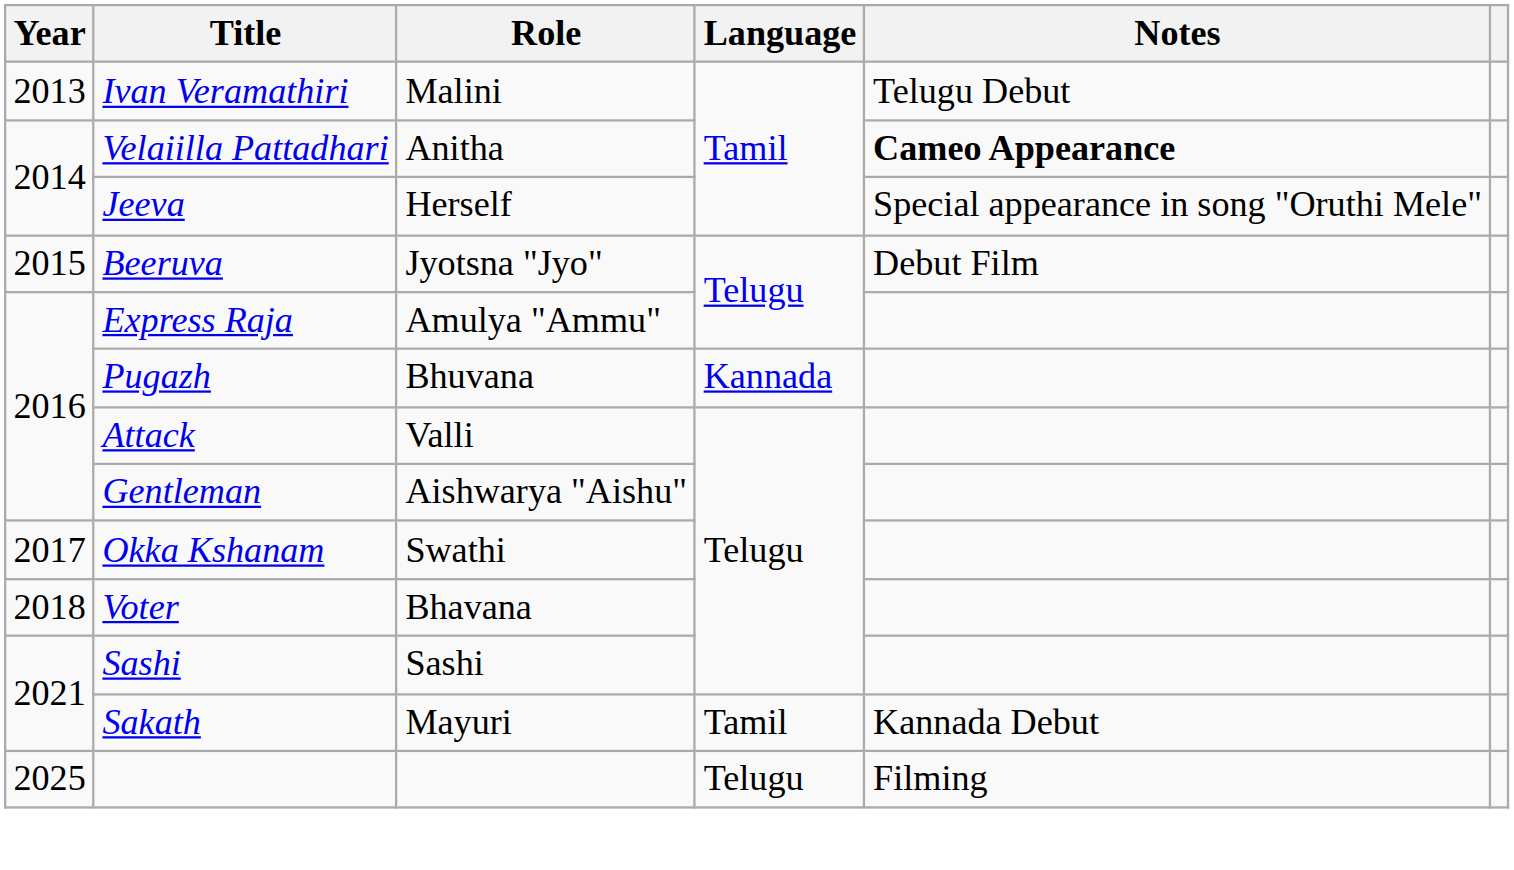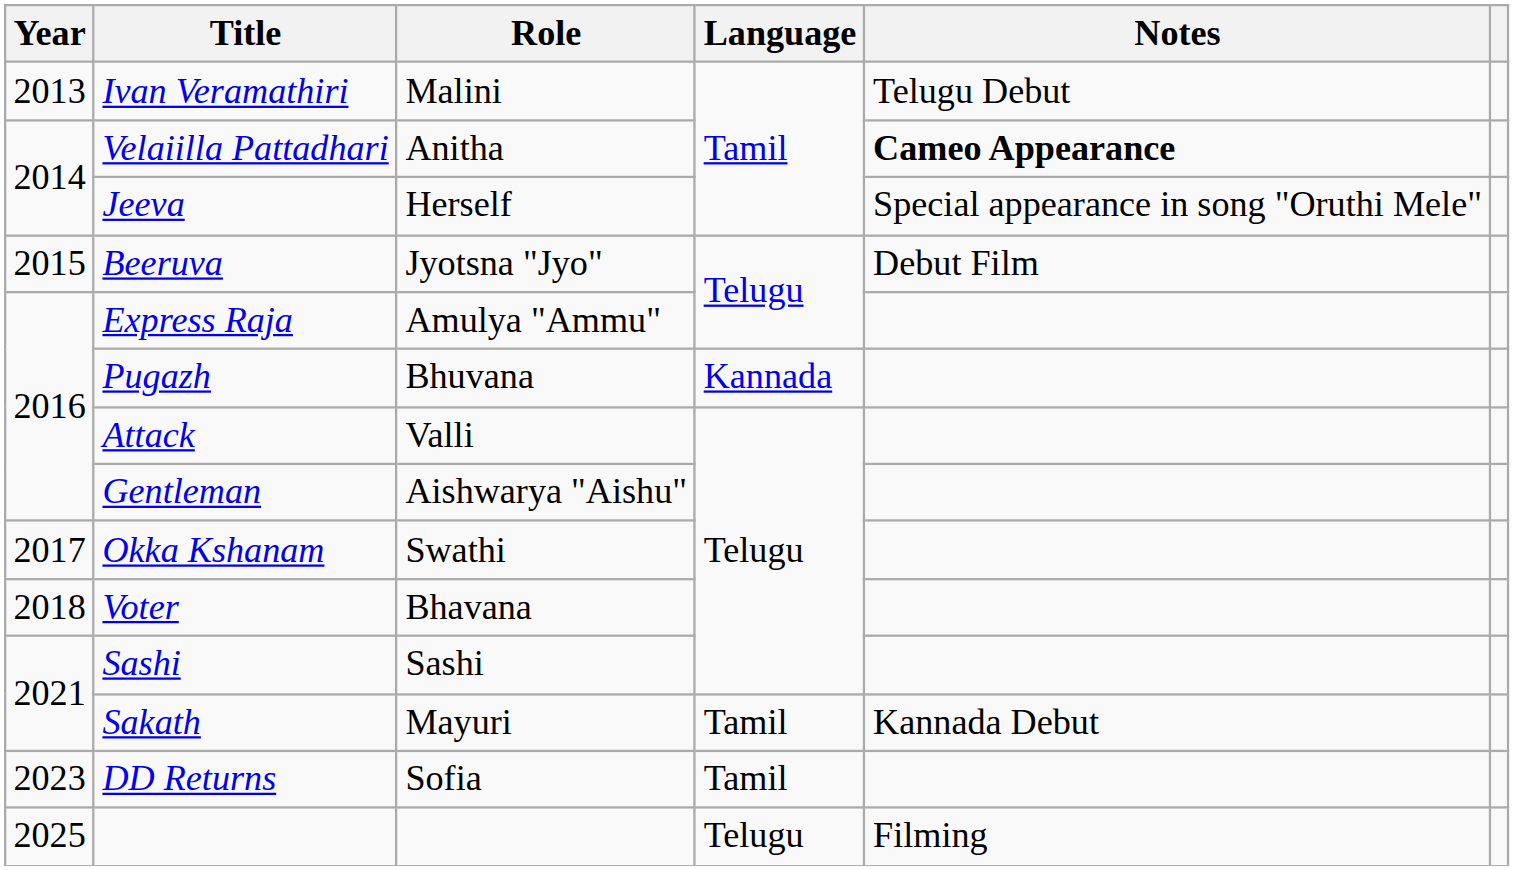+ row: (189, 778)
